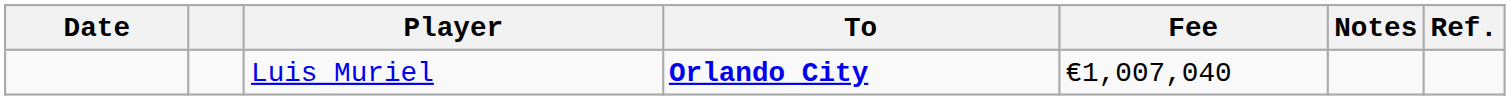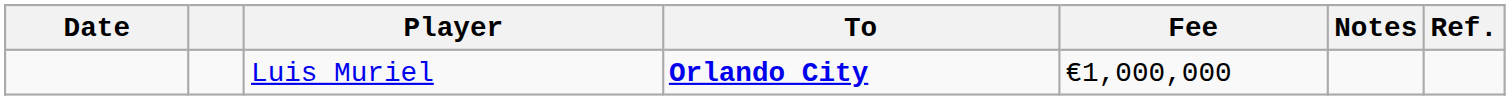(1149, 73) €1,007,040 -> (1149, 73) €1,000,000
